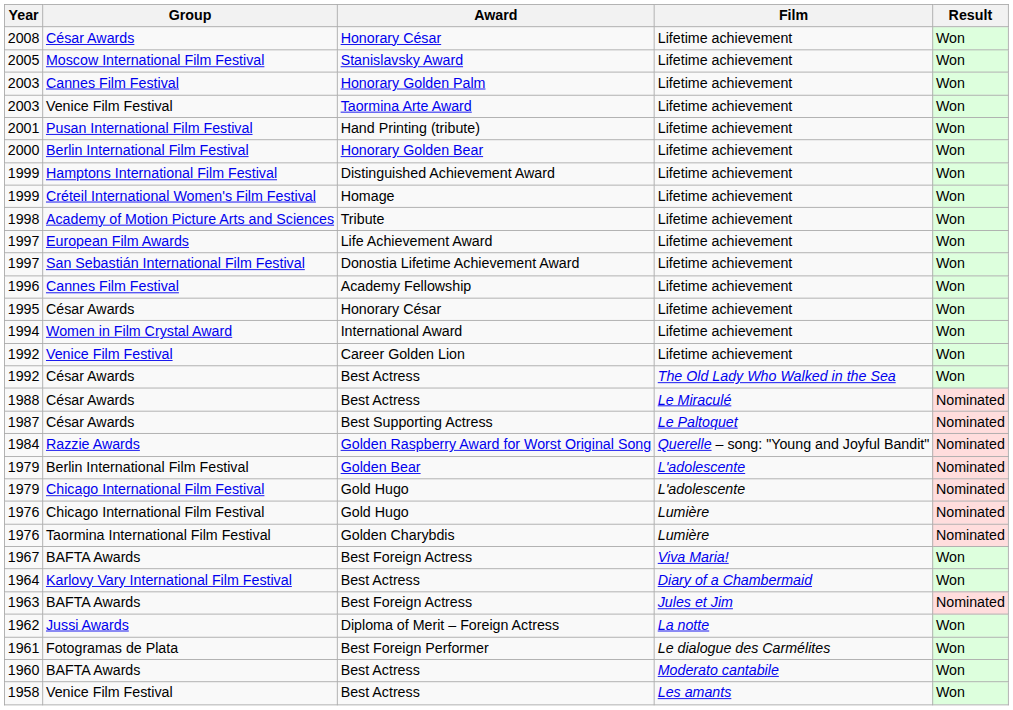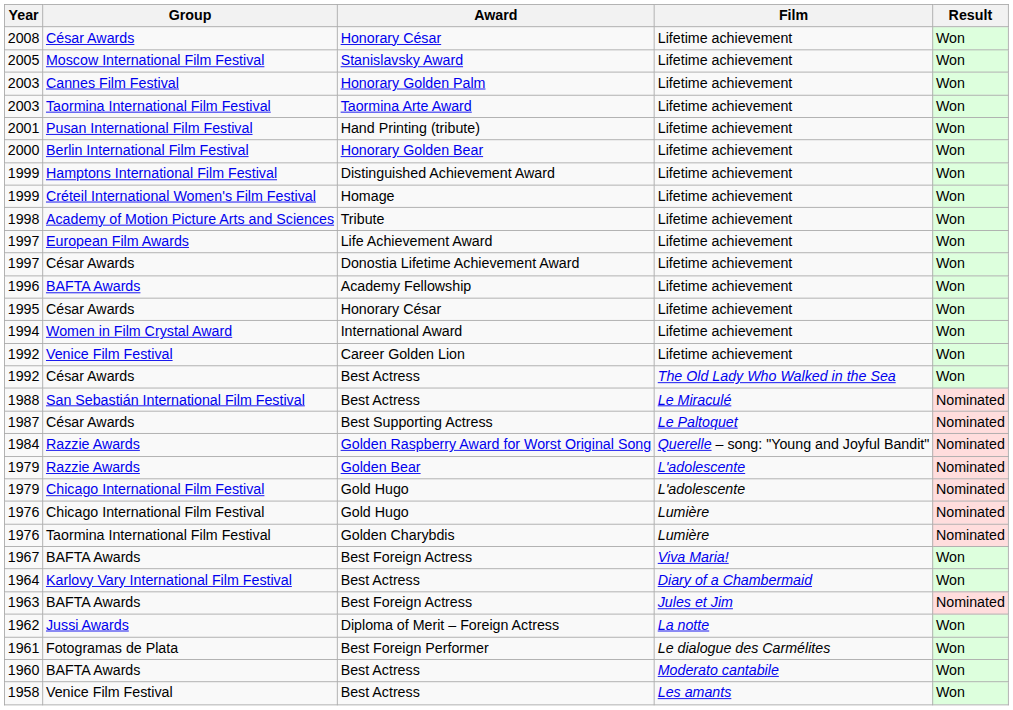(109, 106) Venice Film Festival -> (158, 106) Taormina International Film Festival
(175, 264) San Sebastián International Film Festival -> (90, 264) César Awards
(112, 286) Cannes Film Festival -> (93, 286) BAFTA Awards
(90, 399) César Awards -> (175, 399) San Sebastián International Film Festival
(147, 467) Berlin International Film Festival -> (93, 467) Razzie Awards
